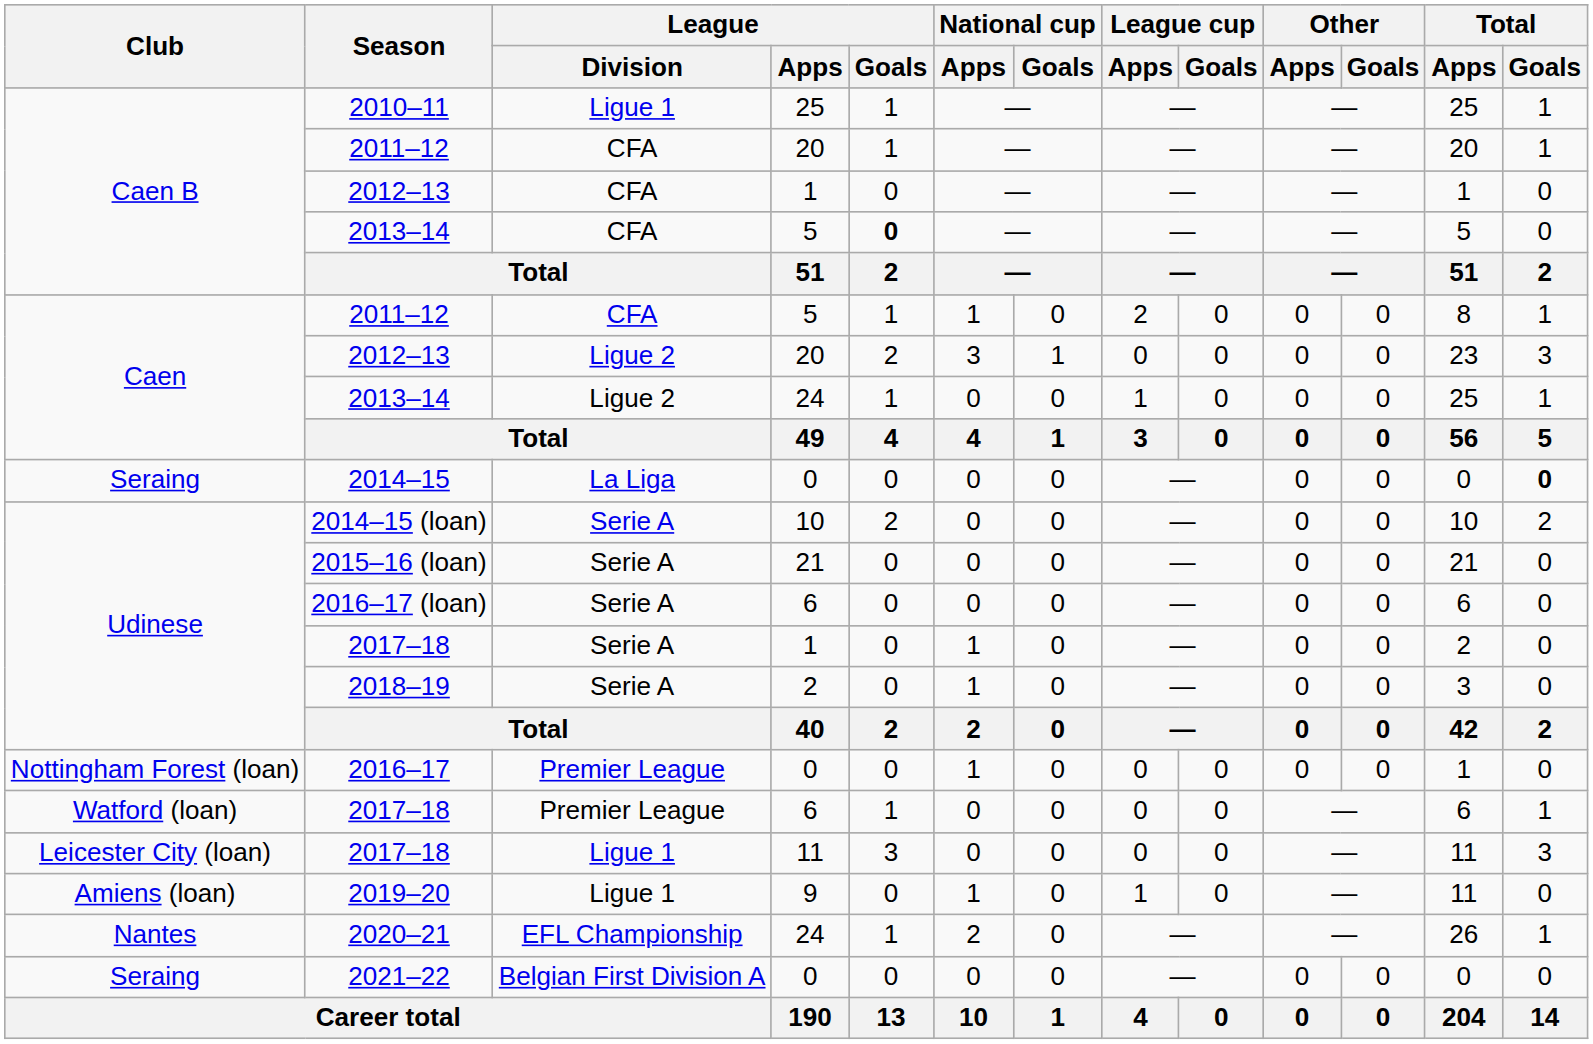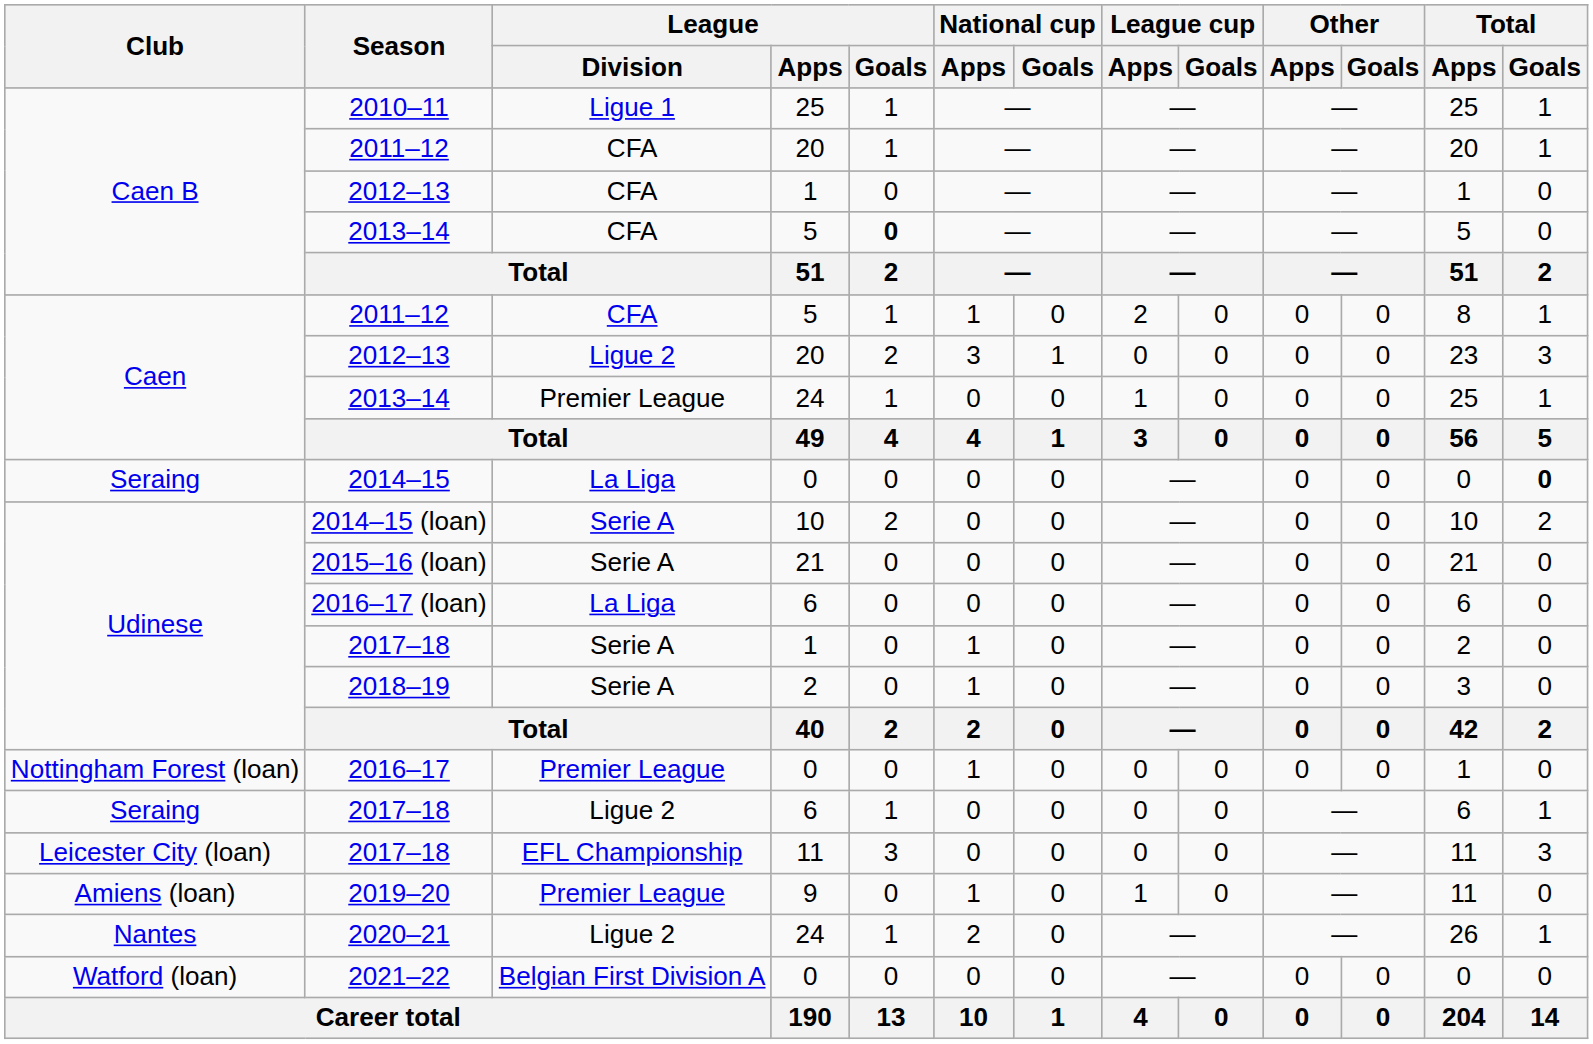(632, 397) Ligue 2 -> (632, 397) Premier League
(632, 604) Serie A -> (632, 604) La Liga
(155, 811) Watford (loan) -> (155, 811) Seraing
(632, 811) Premier League -> (632, 811) Ligue 2
(632, 852) Ligue 1 -> (632, 852) EFL Championship
(632, 893) Ligue 1 -> (632, 893) Premier League
(632, 935) EFL Championship -> (632, 935) Ligue 2
(155, 976) Seraing -> (155, 976) Watford (loan)
